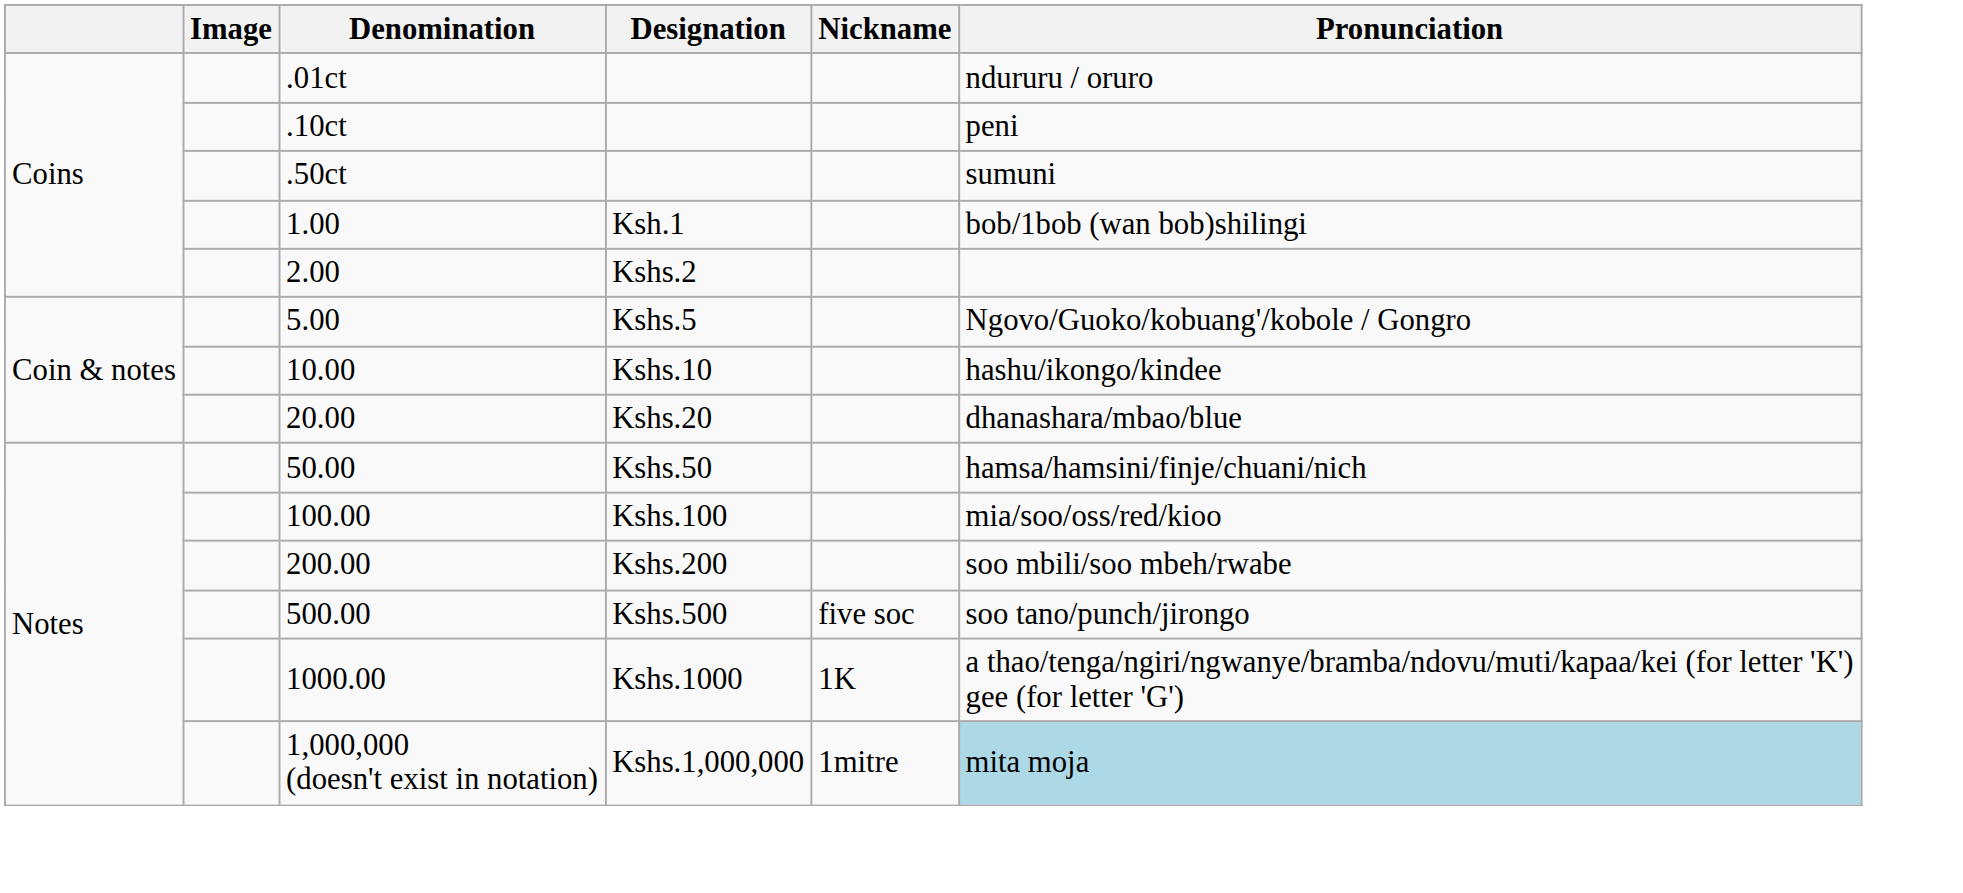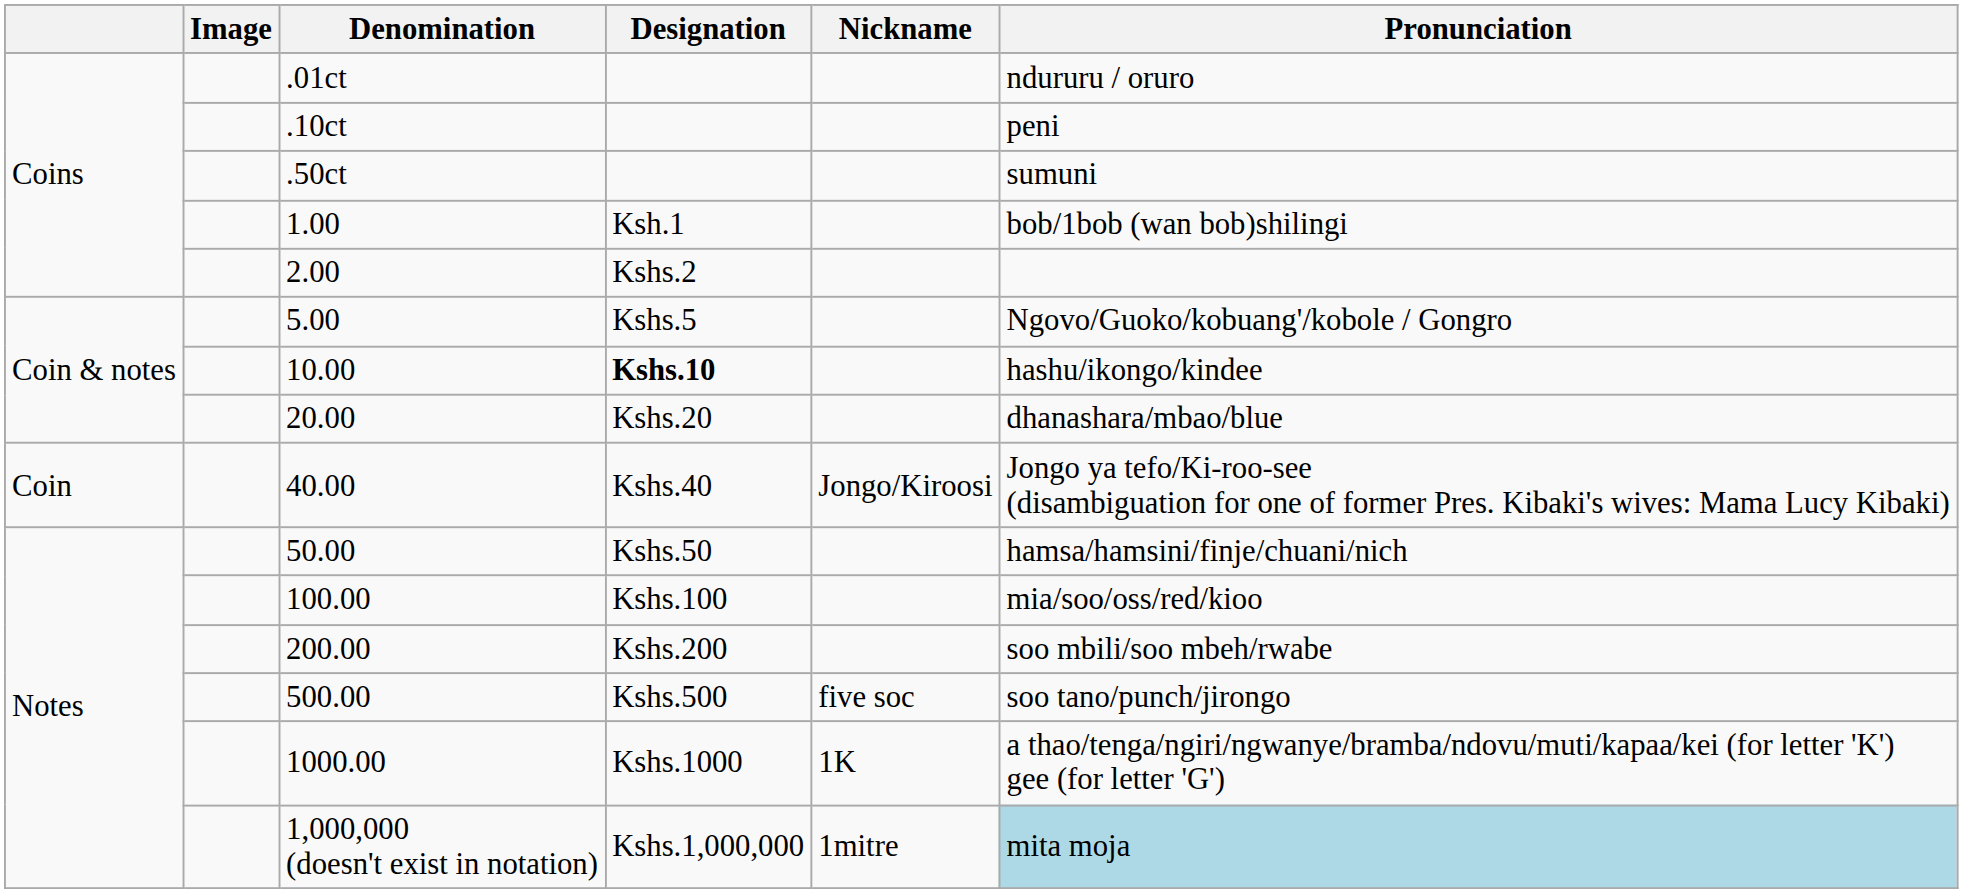(662, 369) normal -> (664, 369) bold
+ row: (321, 484)
